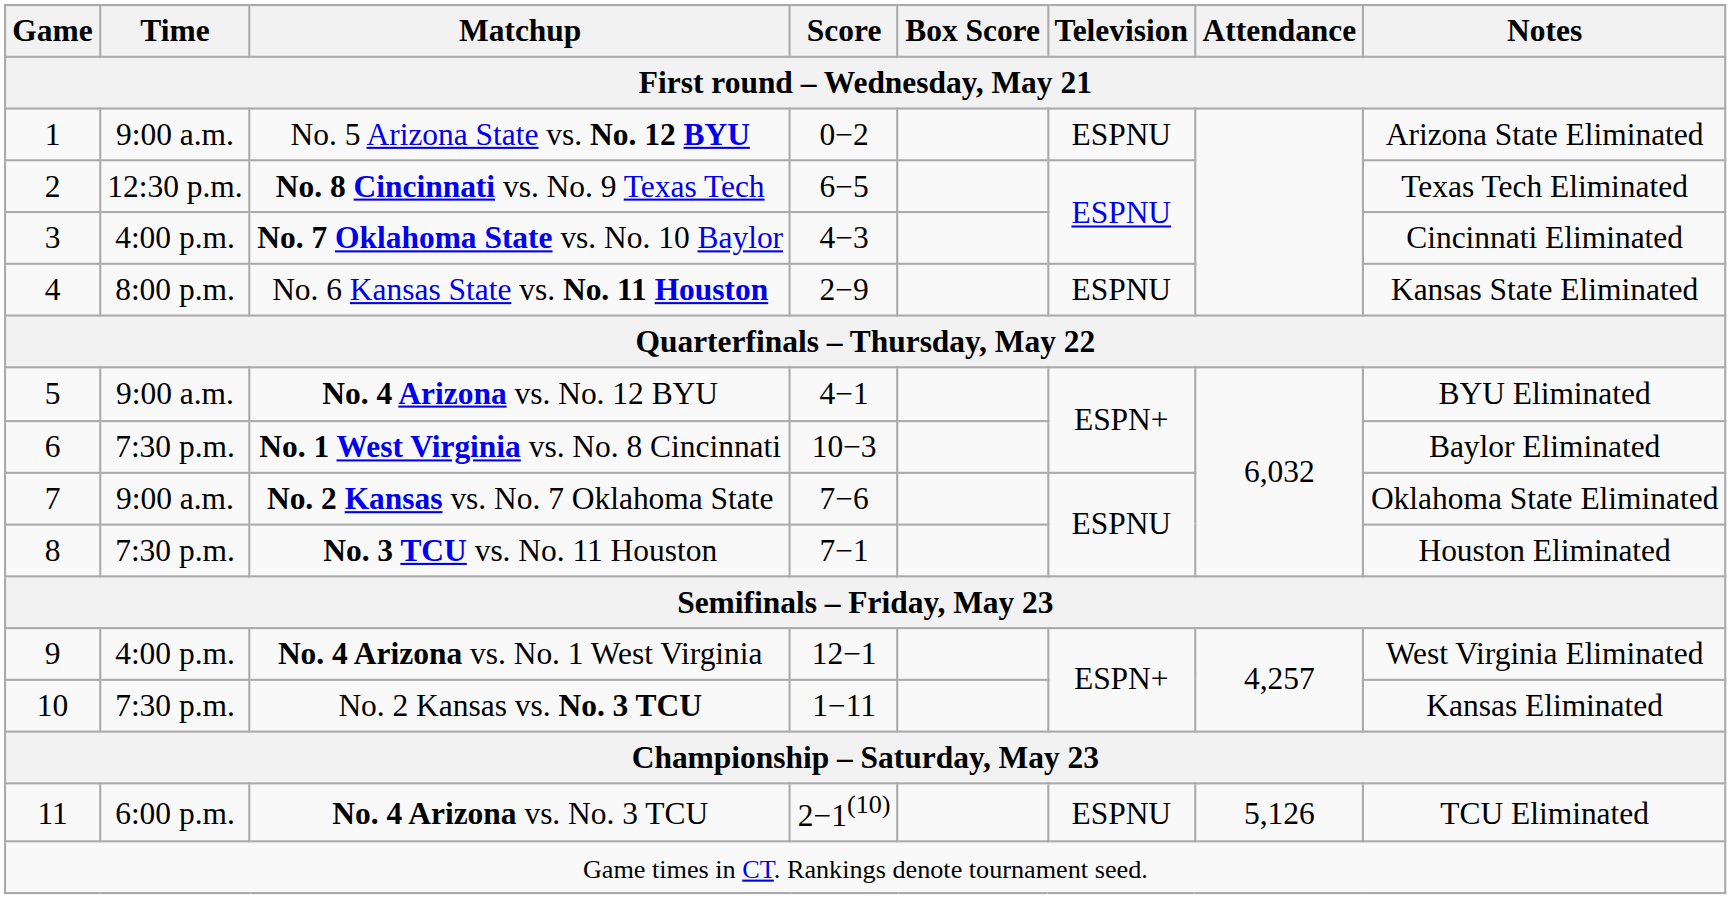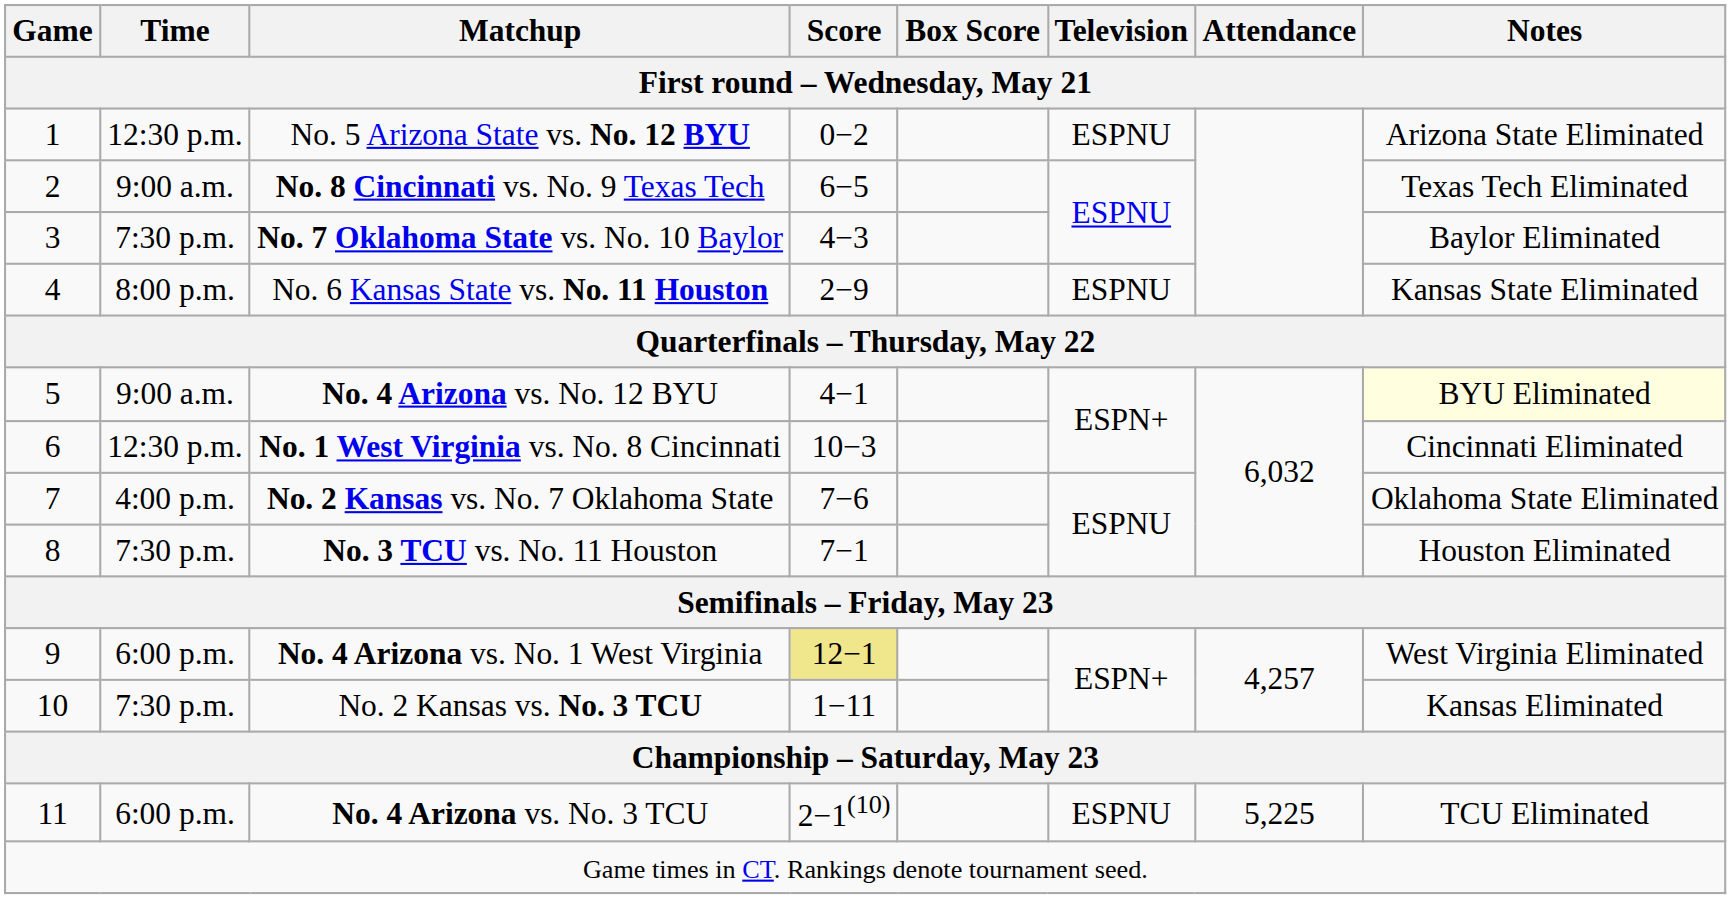(175, 134) 9:00 a.m. -> (175, 134) 12:30 p.m.
(175, 186) 12:30 p.m. -> (175, 186) 9:00 a.m.
(175, 238) 4:00 p.m. -> (175, 238) 7:30 p.m.
(1545, 238) Cincinnati Eliminated -> (1545, 238) Baylor Eliminated
(1545, 393) no background -> (1545, 393) lightyellow background
(175, 445) 7:30 p.m. -> (175, 445) 12:30 p.m.
(1545, 445) Baylor Eliminated -> (1545, 445) Cincinnati Eliminated
(175, 497) 9:00 a.m. -> (175, 497) 4:00 p.m.
(175, 653) 4:00 p.m. -> (175, 653) 6:00 p.m.
(844, 653) no background -> (844, 653) khaki background
(1279, 811) 5,126 -> (1279, 811) 5,225
